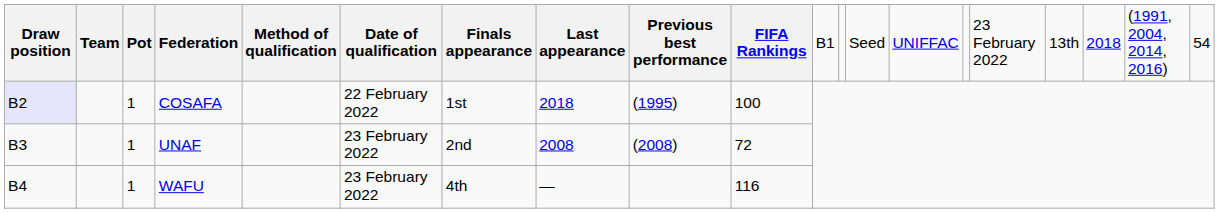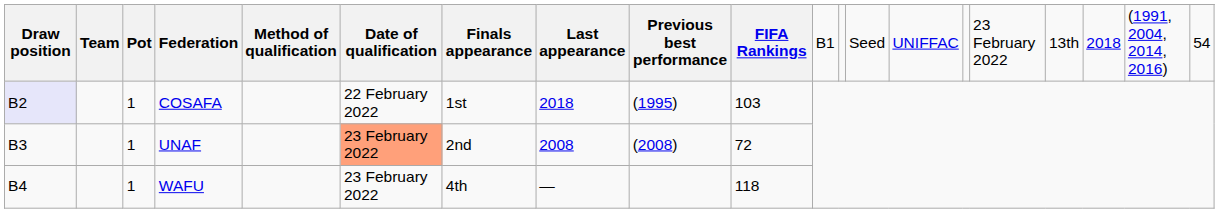(748, 102) 100 -> (748, 102) 103
(386, 144) no background -> (386, 144) lightsalmon background
(747, 186) 116 -> (747, 186) 118
